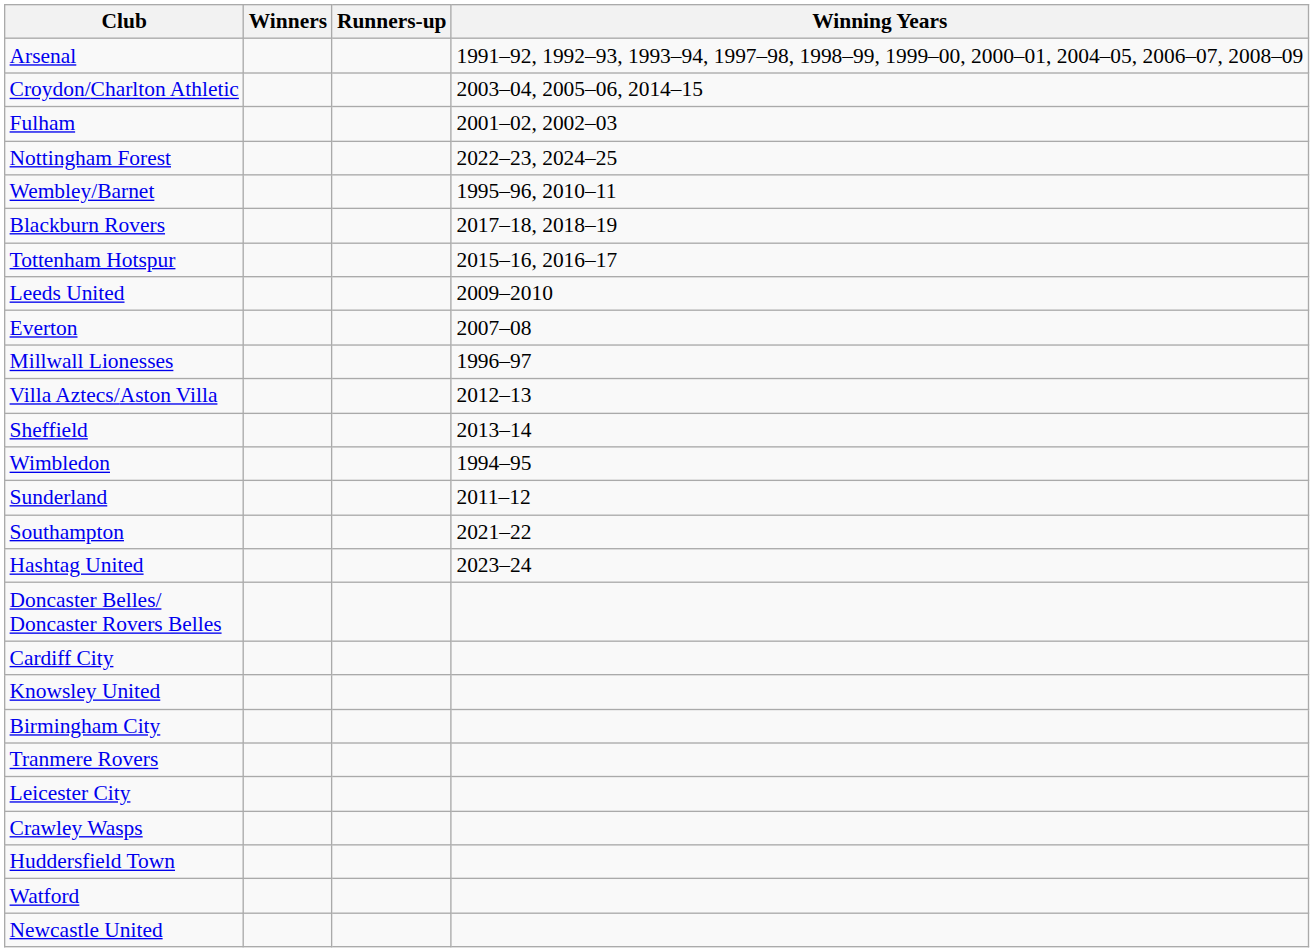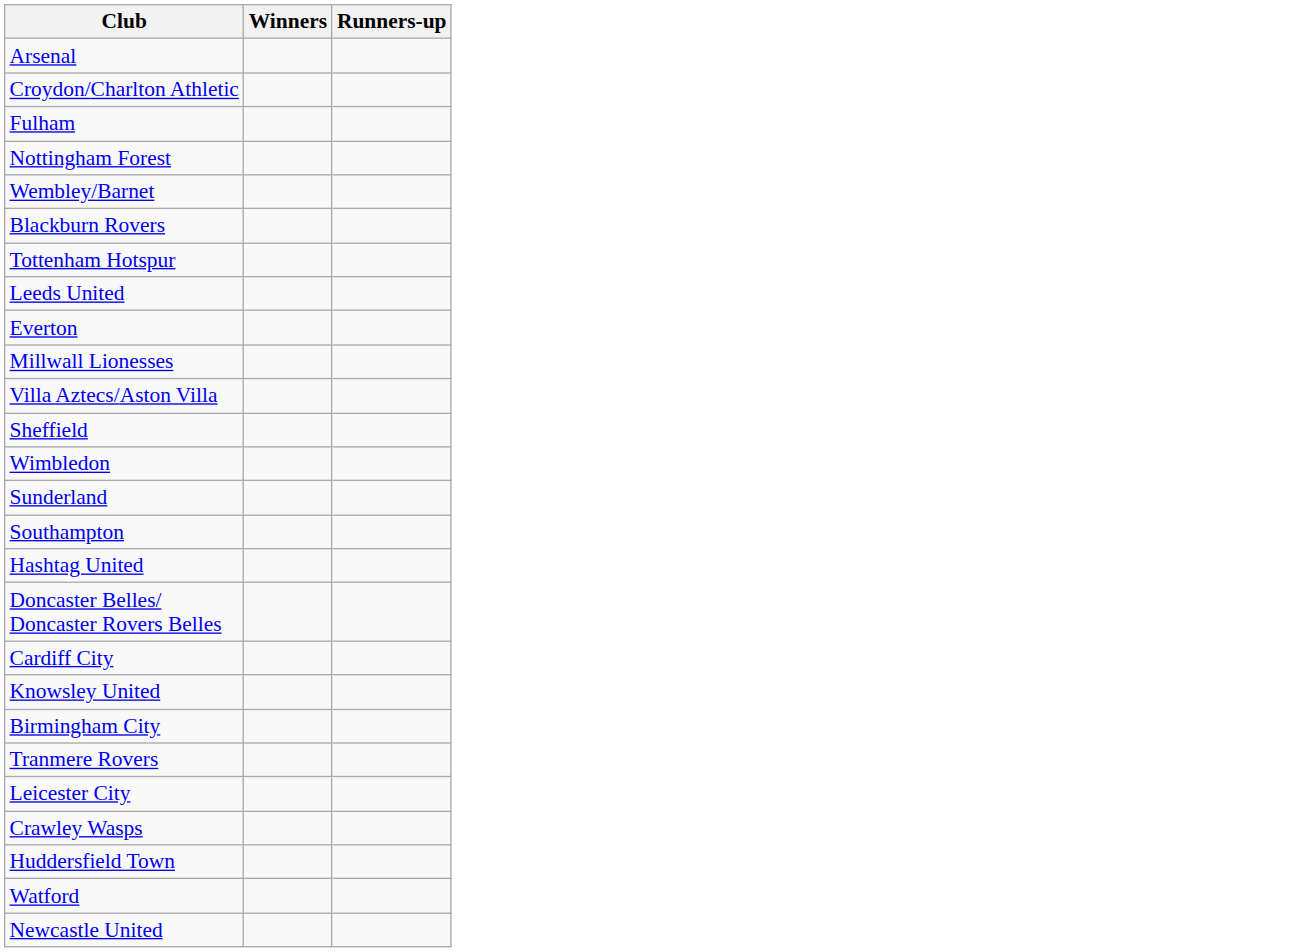- column: (880, 21)
